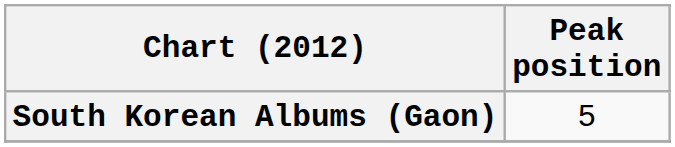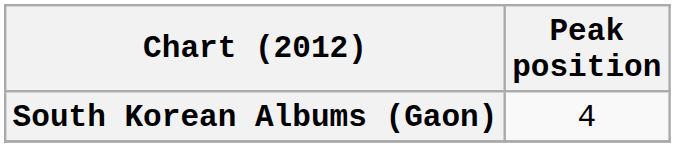(587, 117) 5 -> (587, 117) 4
